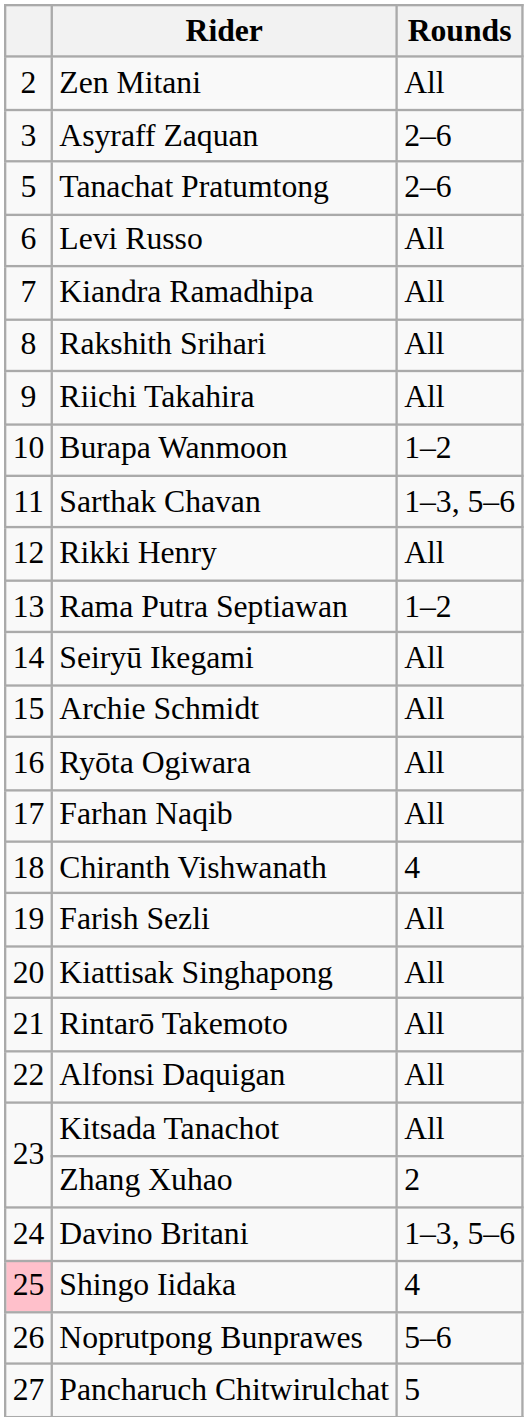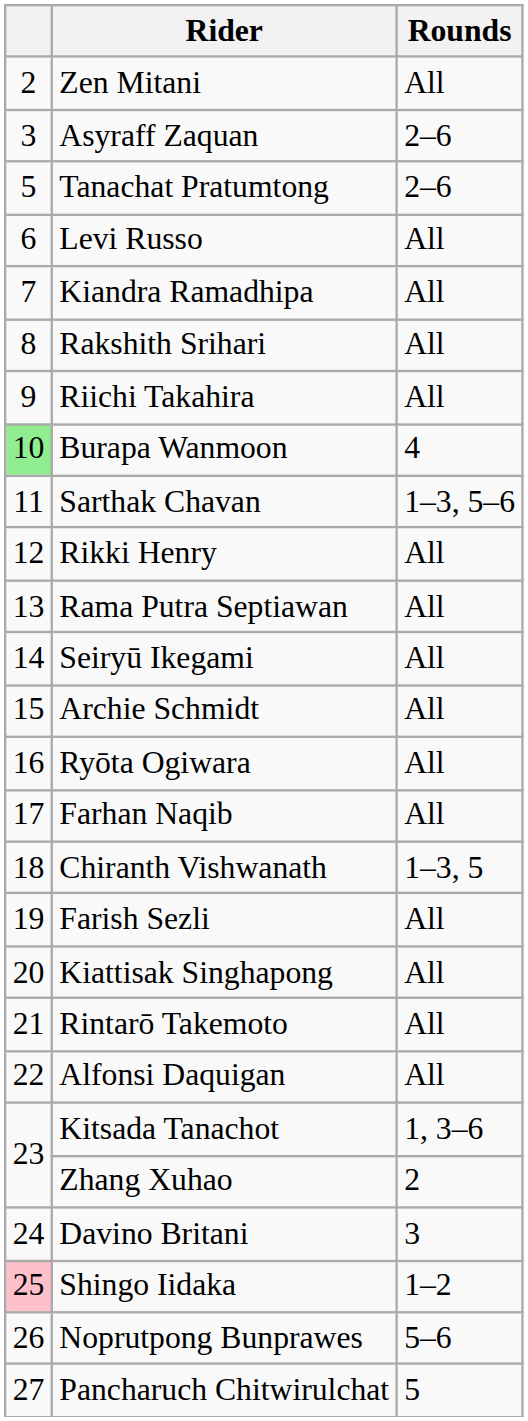(29, 448) no background -> (29, 448) lightgreen background
(428, 448) 1–2 -> (412, 448) 4
(428, 605) 1–2 -> (424, 605) All
(412, 866) 4 -> (444, 866) 1–3, 5
(424, 1128) All -> (444, 1128) 1, 3–6
(460, 1232) 1–3, 5–6 -> (412, 1232) 3
(412, 1284) 4 -> (428, 1284) 1–2
